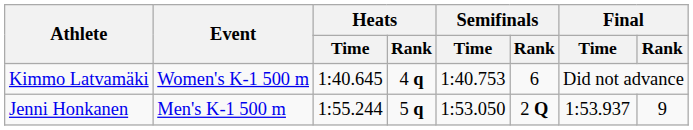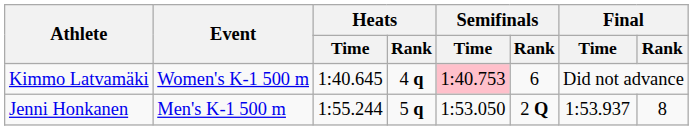(473, 79) no background -> (473, 79) pink background
(662, 109) 9 -> (662, 109) 8
